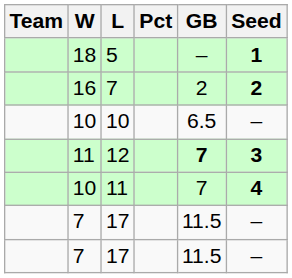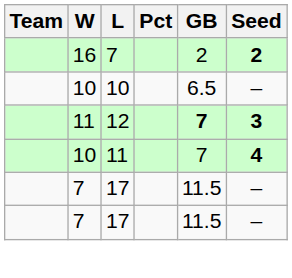- row: (85, 54)
